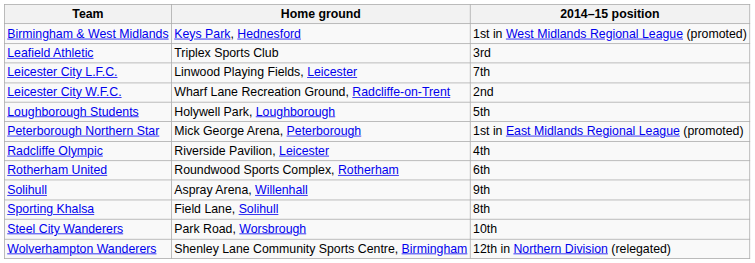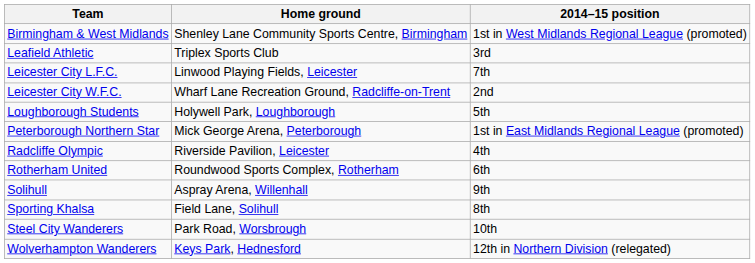(238, 33) Keys Park, Hednesford -> (321, 33) Shenley Lane Community Sports Centre, Birmingham
(321, 248) Shenley Lane Community Sports Centre, Birmingham -> (238, 248) Keys Park, Hednesford
